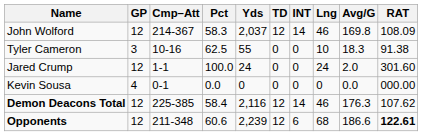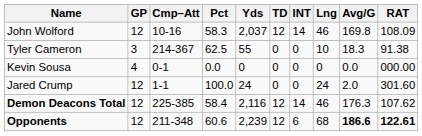(173, 31) 214-367 -> (167, 31) 10-16
(167, 49) 10-16 -> (173, 49) 214-367
rows swapped: (40, 67) <-> (39, 85)
(356, 121) normal -> (356, 121) bold
